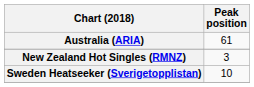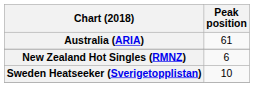(227, 57) 3 -> (227, 57) 6
